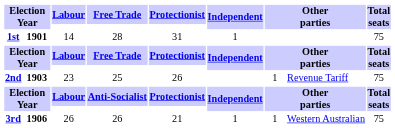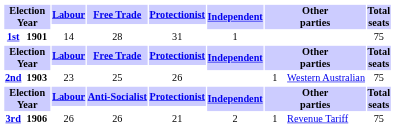(318, 77) Revenue Tariff -> (326, 77) Western Australian
(235, 118) 1 -> (235, 118) 2
(326, 118) Western Australian -> (318, 118) Revenue Tariff
